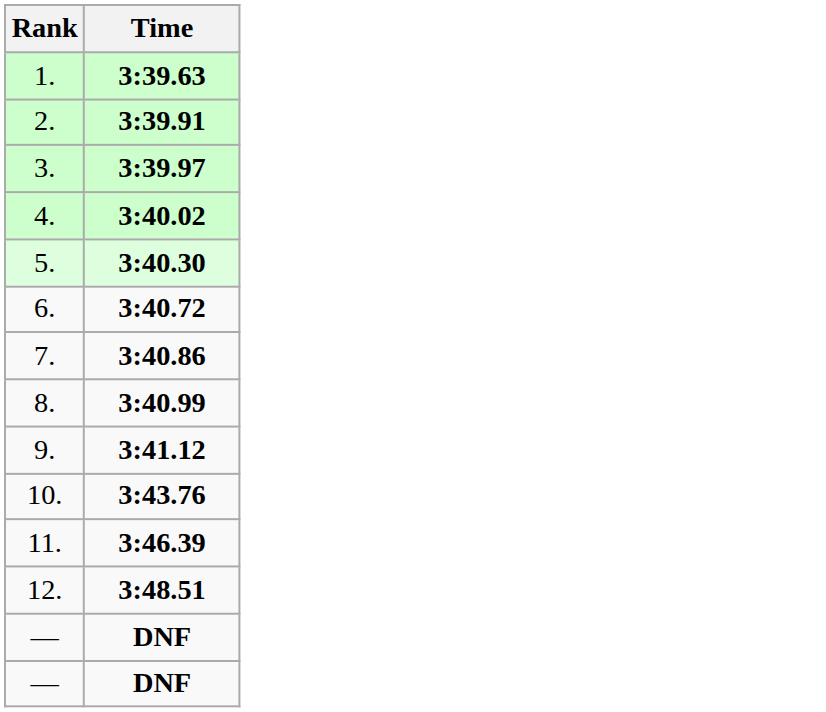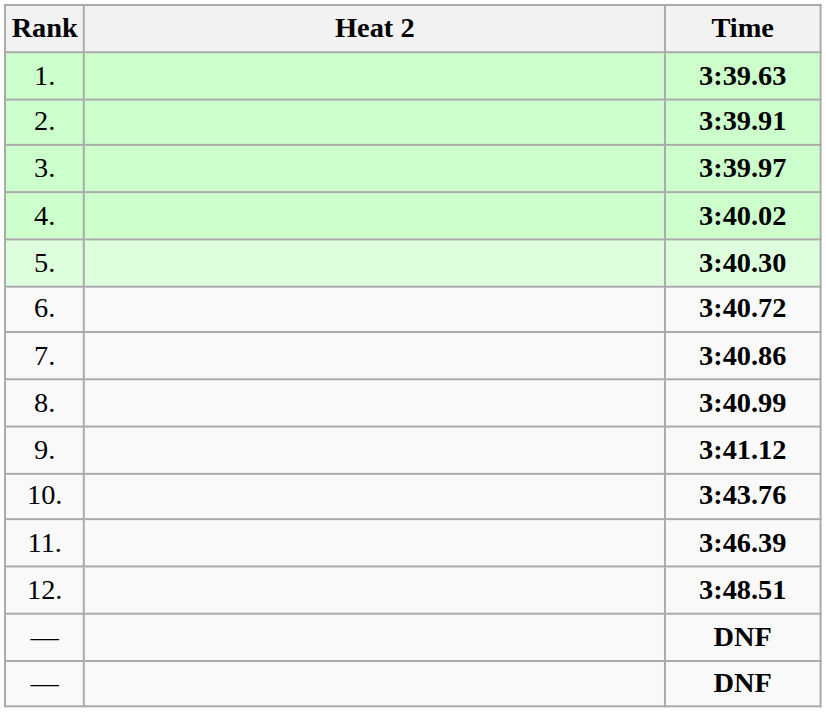+ column: (375, 28)
